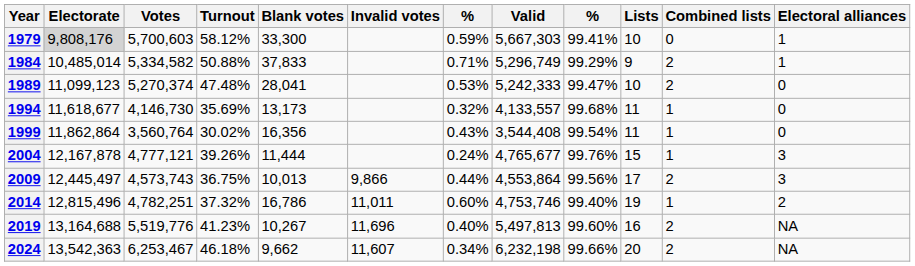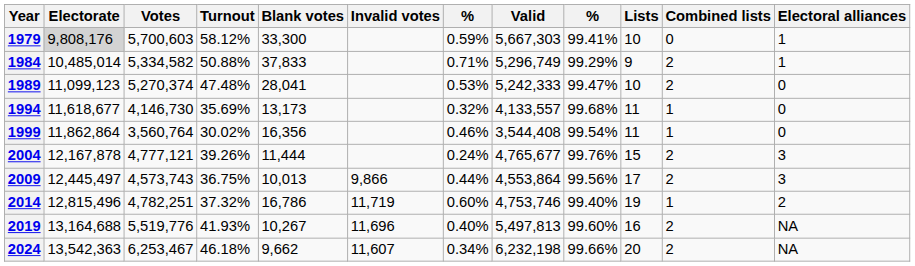(468, 132) 0.43% -> (468, 132) 0.46%
(670, 156) 1 -> (670, 156) 2
(372, 202) 11,011 -> (373, 202) 11,719
(225, 226) 41.23% -> (225, 226) 41.93%
